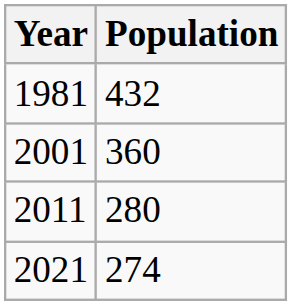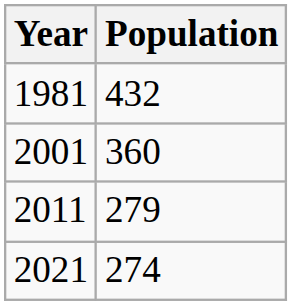(133, 210) 280 -> (133, 210) 279
